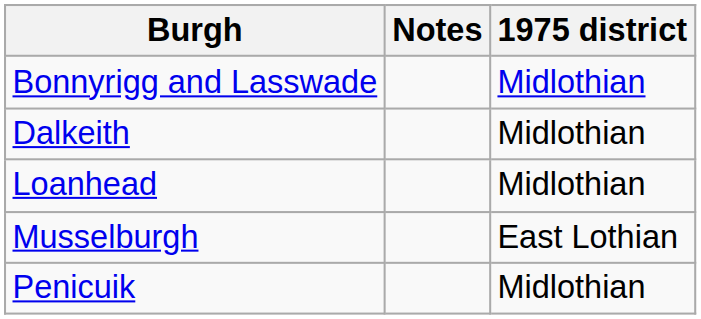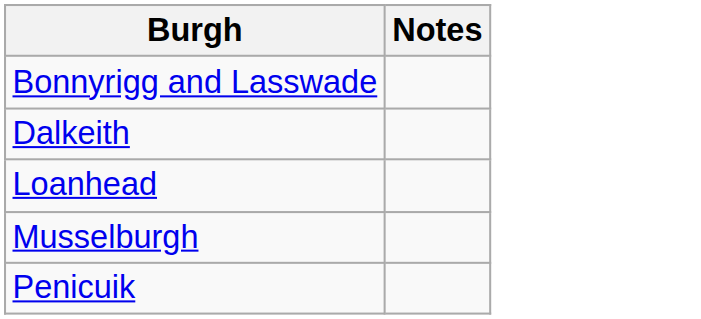- column: (592, 30)
